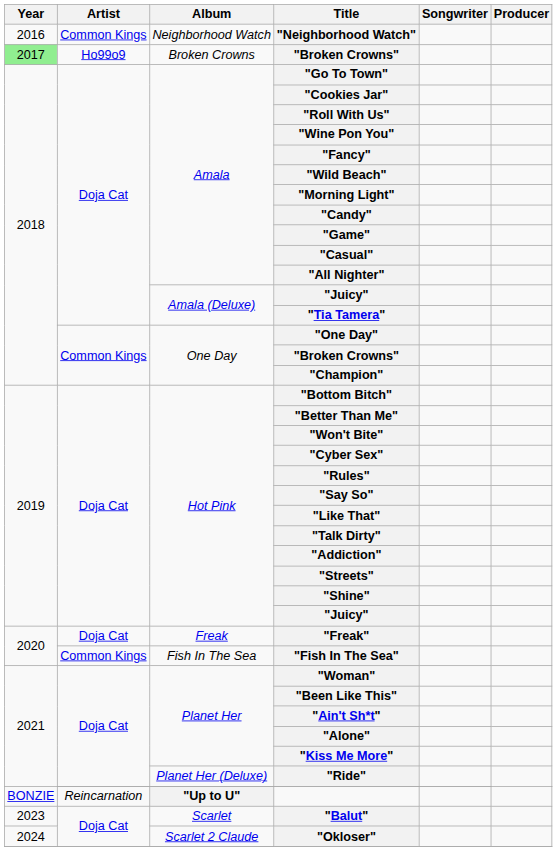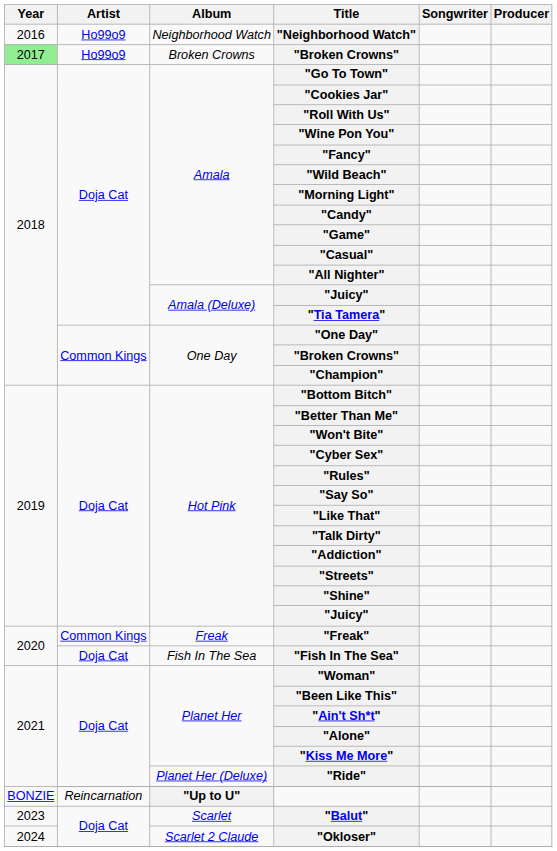(103, 34) Common Kings -> (103, 34) Ho99o9
(103, 635) Doja Cat -> (103, 635) Common Kings
(103, 656) Common Kings -> (103, 656) Doja Cat
